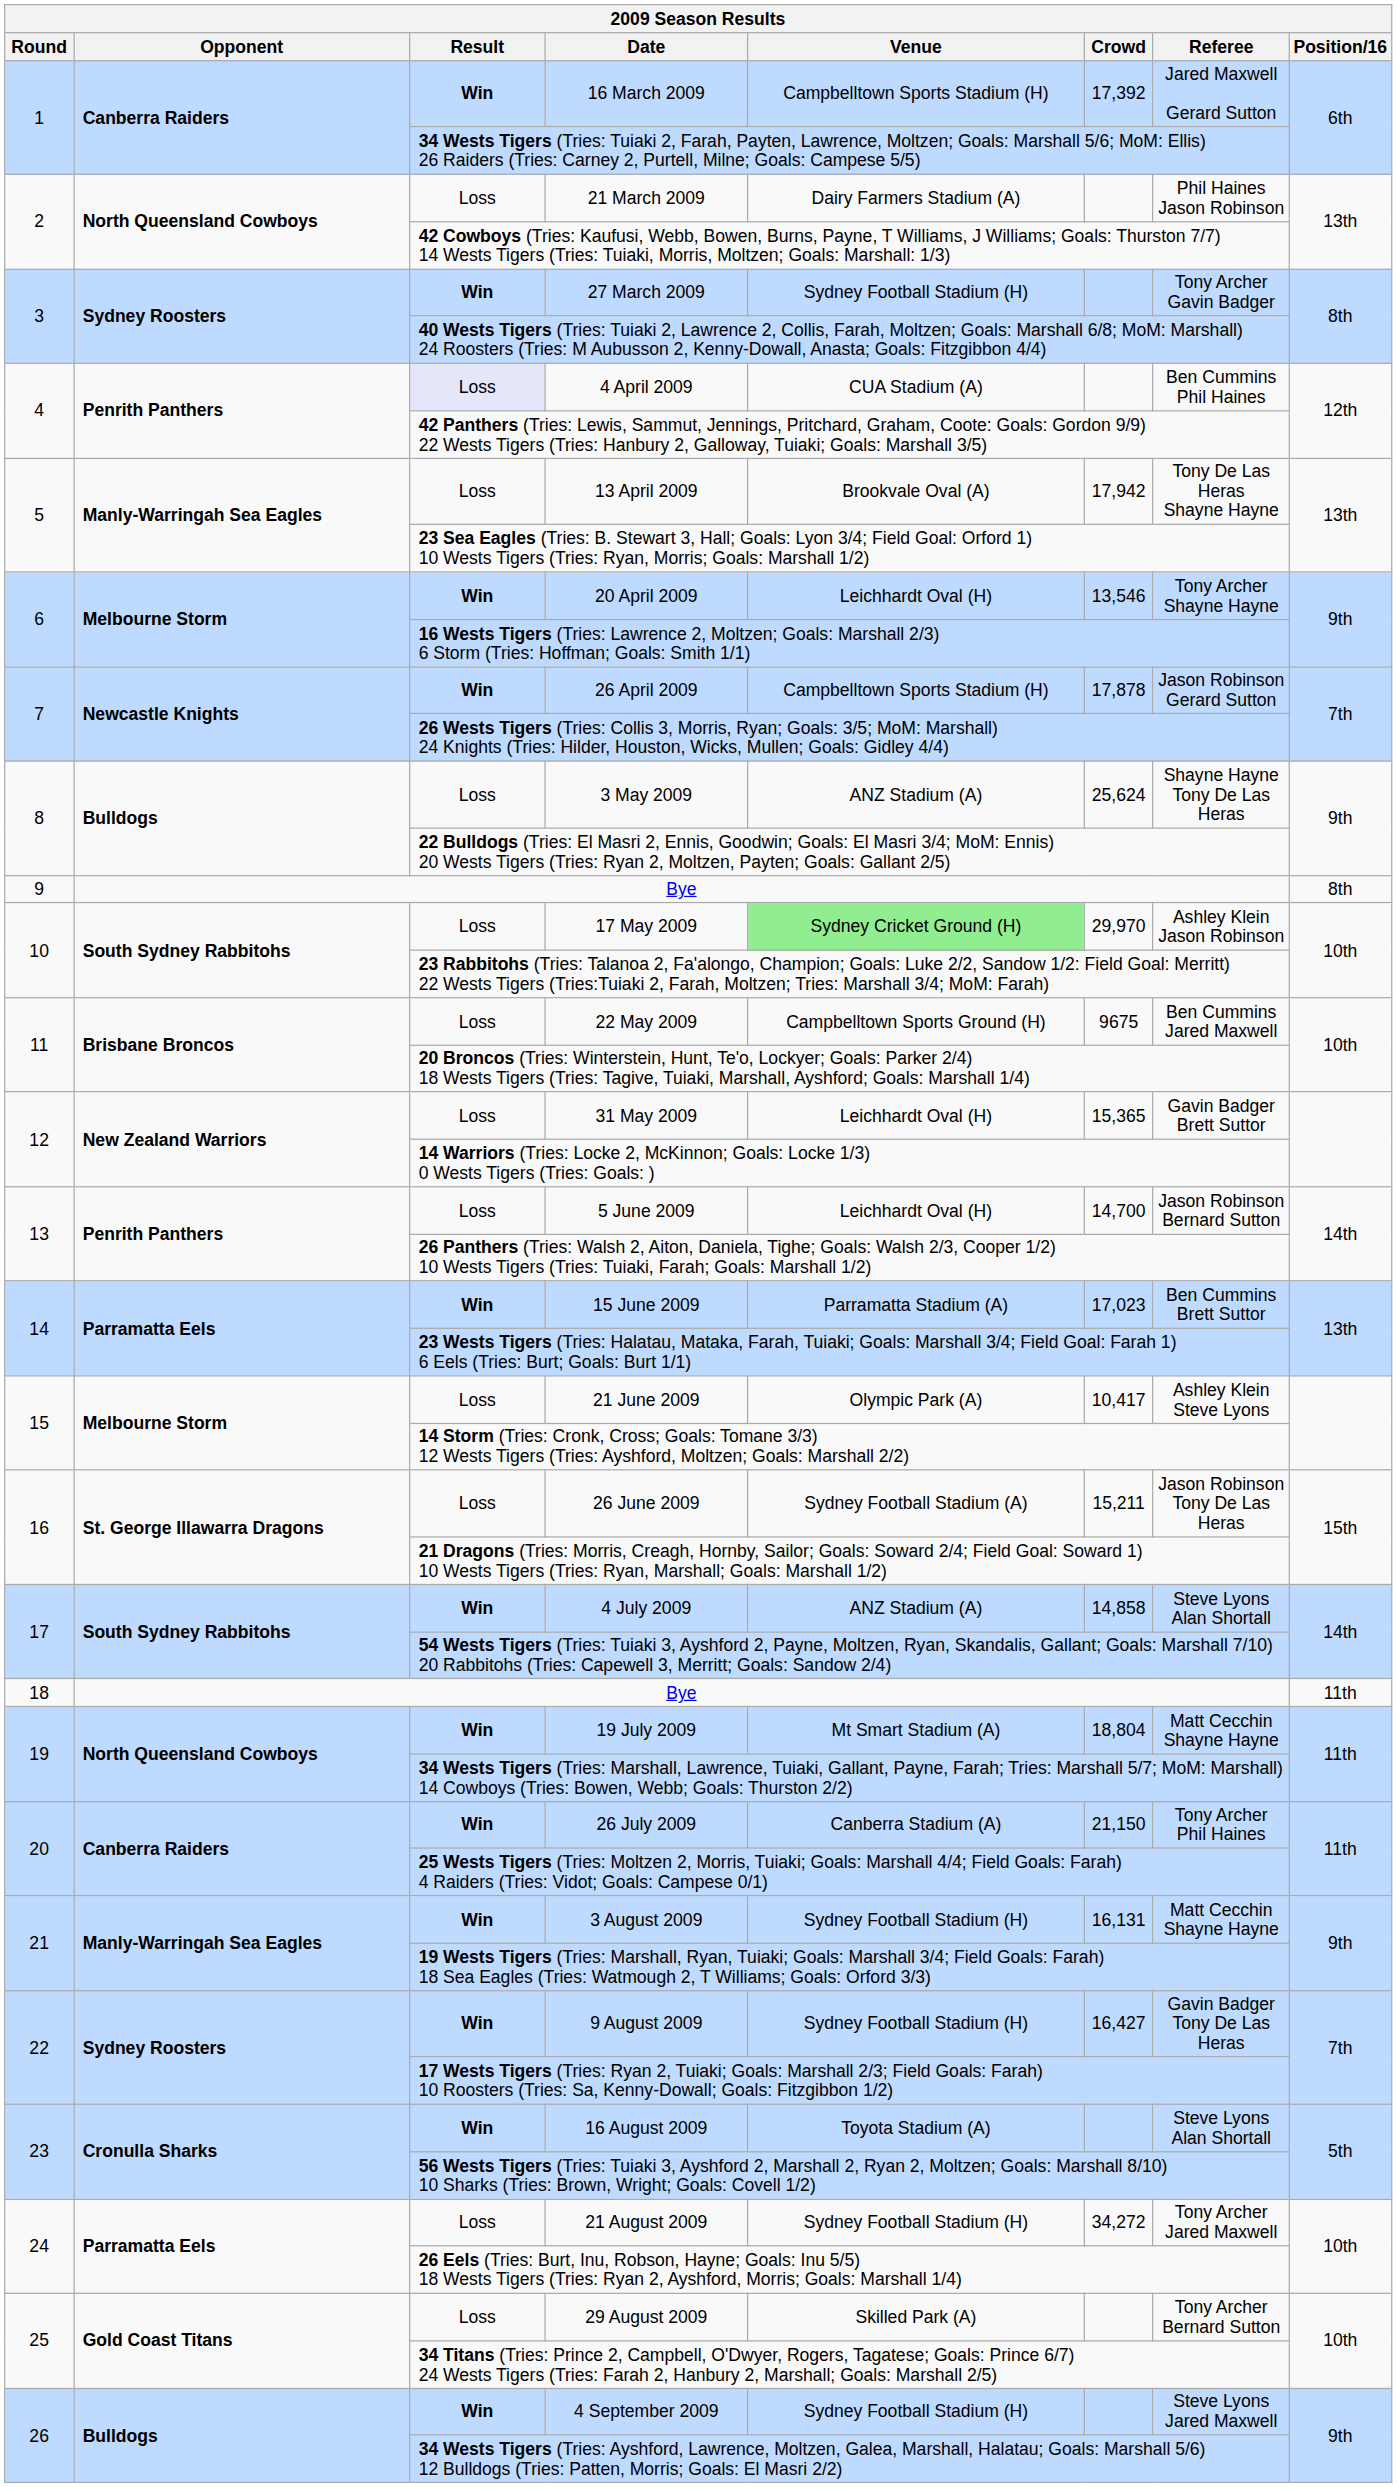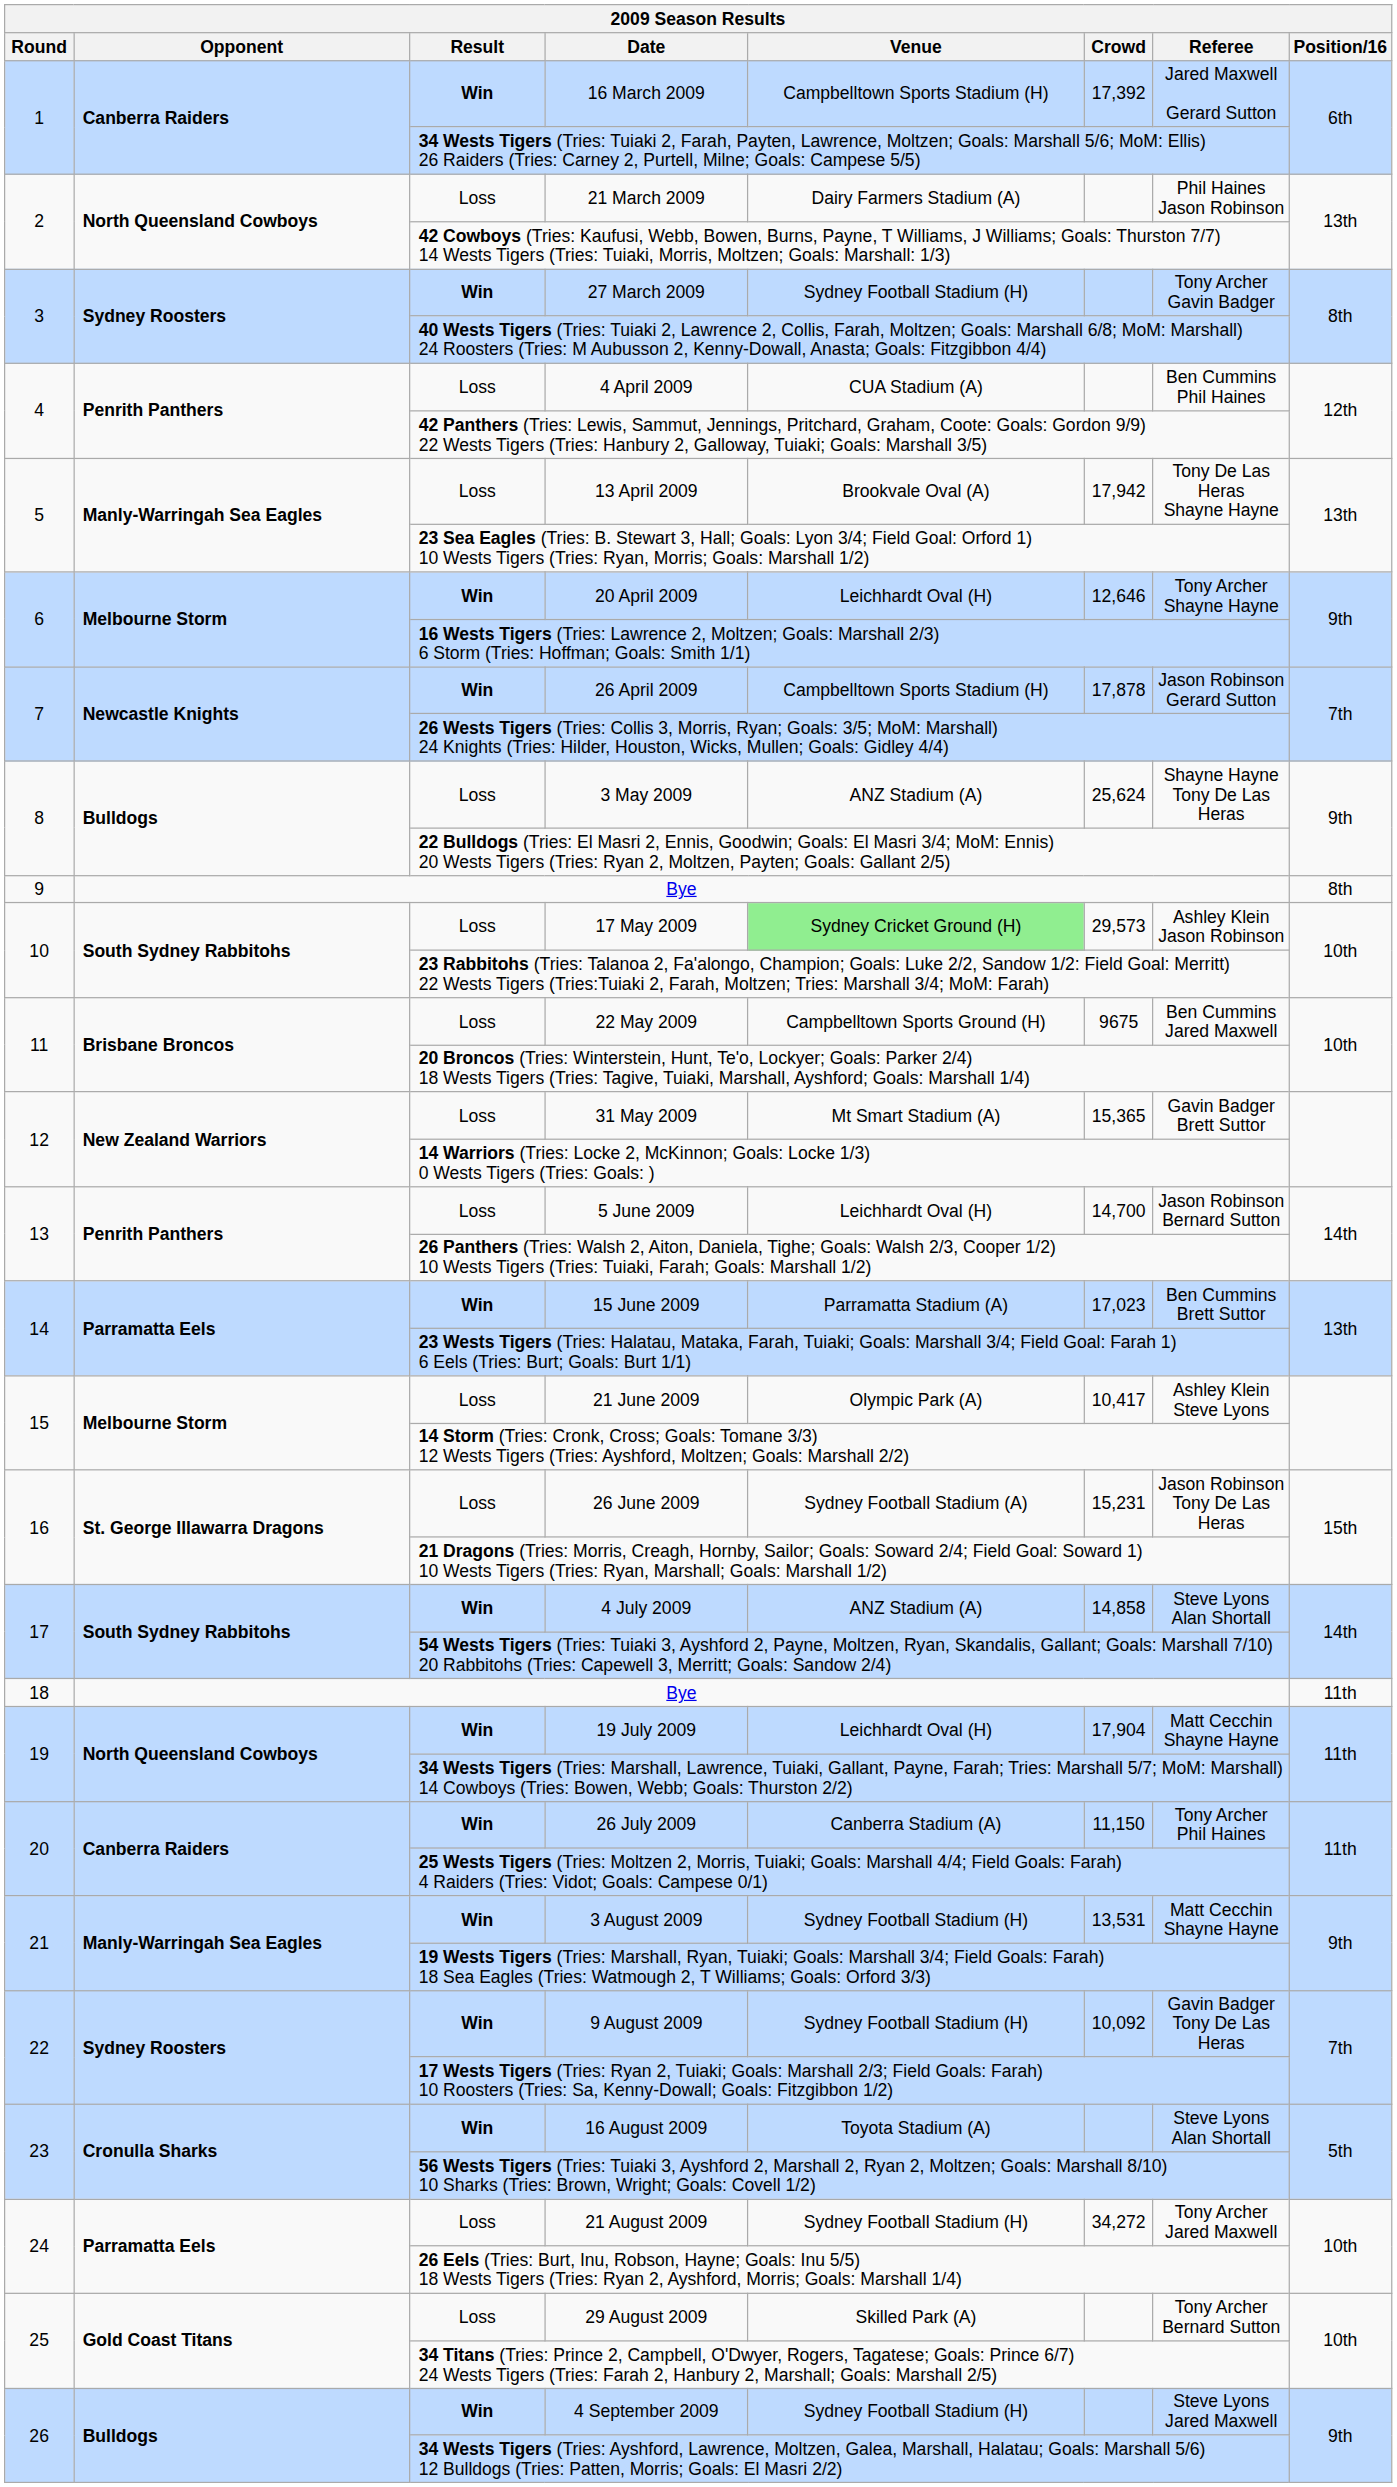(477, 387) lavender background -> (477, 387) no background
(1119, 596) 13,546 -> (1119, 596) 12,646
(1119, 927) 29,970 -> (1119, 927) 29,573
(916, 1116) Leichhardt Oval (H) -> (916, 1116) Mt Smart Stadium (A)
(1119, 1504) 15,211 -> (1119, 1504) 15,231
(916, 1731) Mt Smart Stadium (A) -> (916, 1731) Leichhardt Oval (H)
(1119, 1731) 18,804 -> (1119, 1731) 17,904
(1119, 1825) 21,150 -> (1119, 1825) 11,150
(1119, 1920) 16,131 -> (1119, 1920) 13,531
(1119, 2024) 16,427 -> (1119, 2024) 10,092
